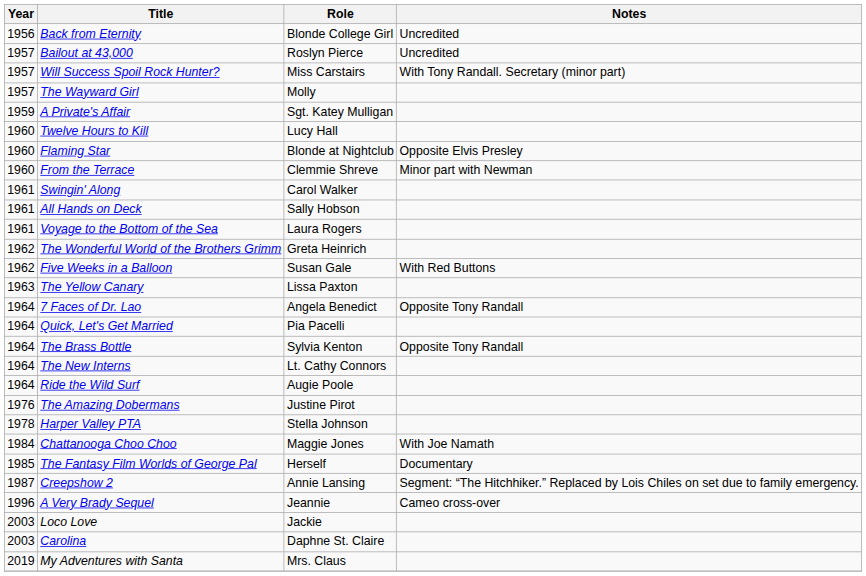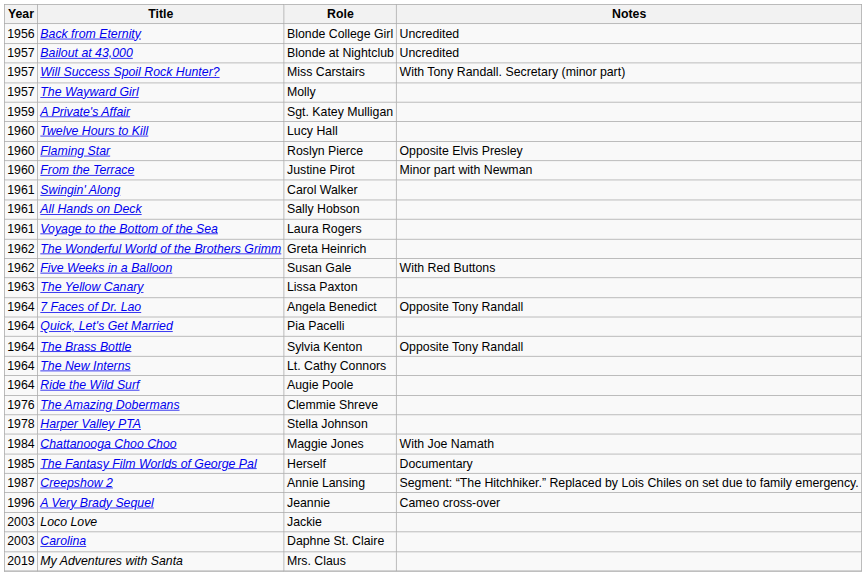(325, 53) Roslyn Pierce -> (340, 53) Blonde at Nightclub
(340, 151) Blonde at Nightclub -> (325, 151) Roslyn Pierce
(333, 170) Clemmie Shreve -> (321, 170) Justine Pirot
(321, 405) Justine Pirot -> (333, 405) Clemmie Shreve
